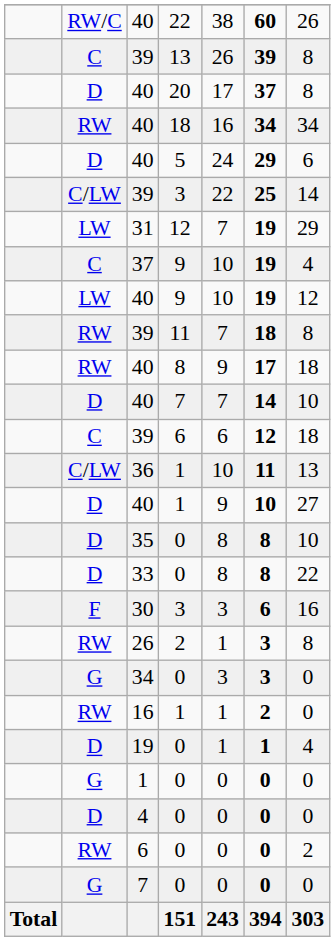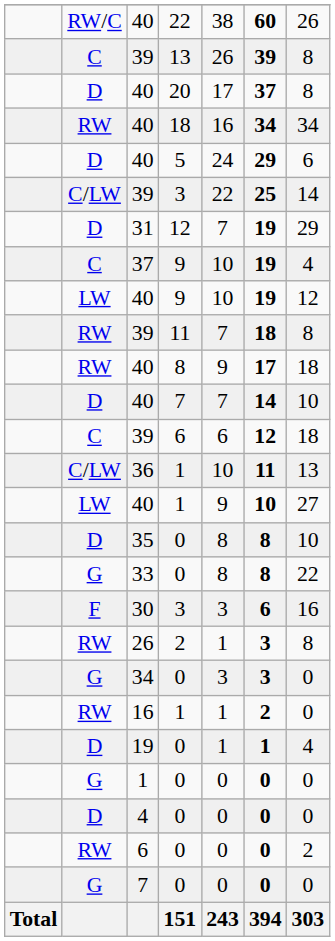(95, 228) LW -> (95, 228) D
(95, 504) D -> (95, 504) LW
(95, 573) D -> (95, 573) G
